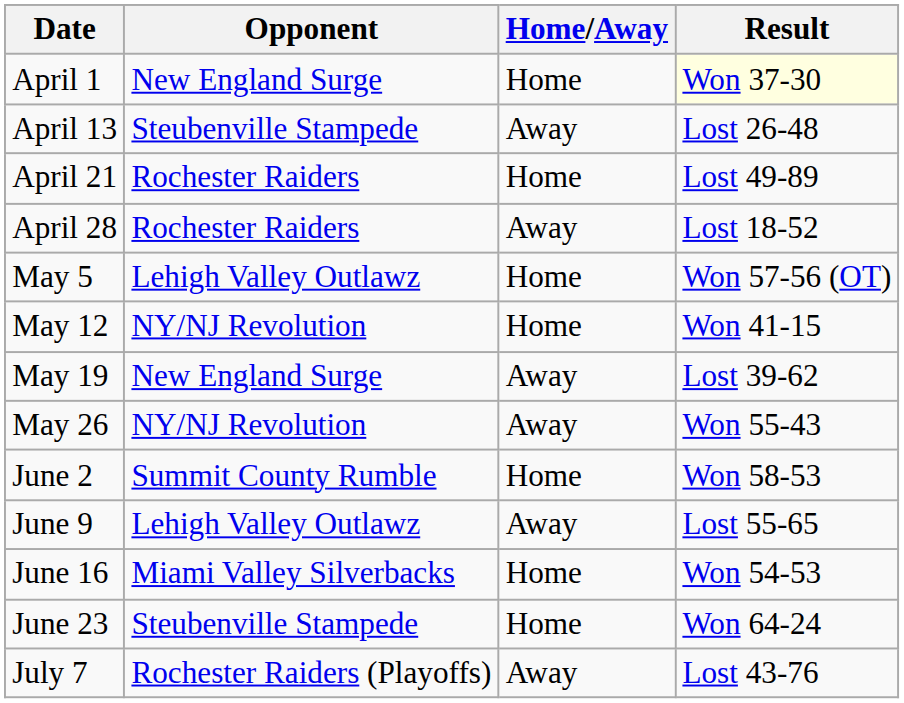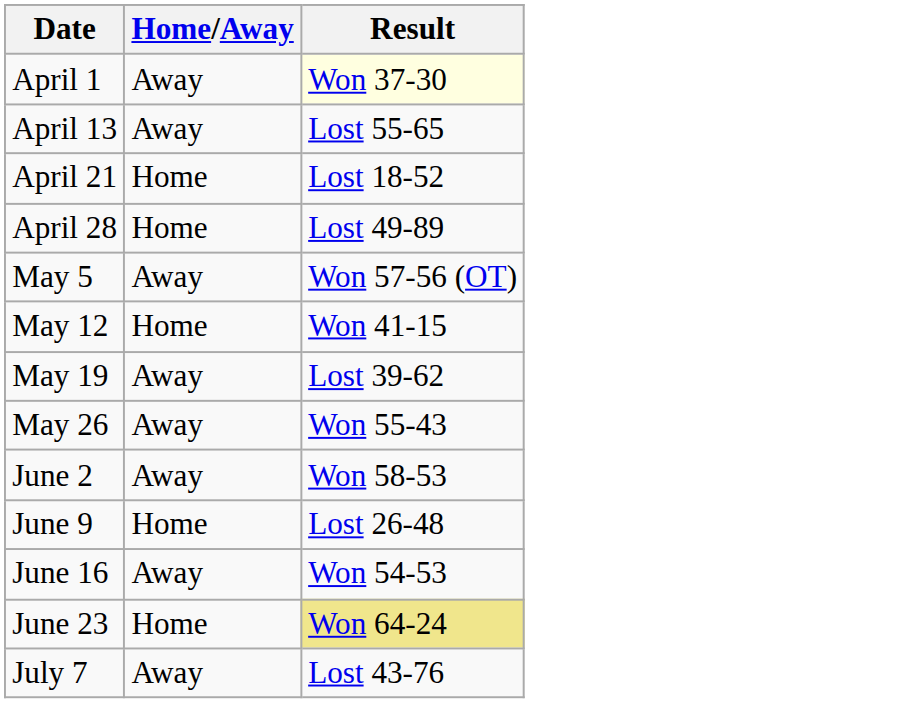- column: (311, 29)
(544, 78) Home -> (167, 78) Away
(750, 128) Lost 26-48 -> (376, 128) Lost 55-65
(750, 177) Lost 49-89 -> (376, 177) Lost 18-52
(542, 227) Away -> (170, 227) Home
(750, 227) Lost 18-52 -> (376, 227) Lost 49-89
(544, 276) Home -> (167, 276) Away
(544, 474) Home -> (167, 474) Away
(542, 524) Away -> (170, 524) Home
(750, 524) Lost 55-65 -> (376, 524) Lost 26-48
(544, 573) Home -> (167, 573) Away
(752, 623) no background -> (378, 623) khaki background
